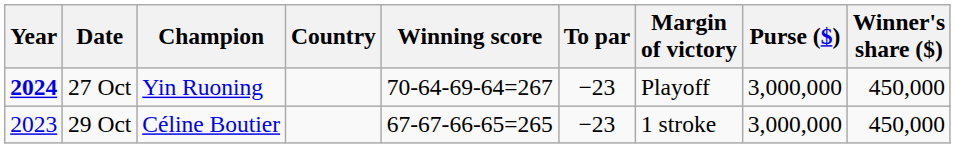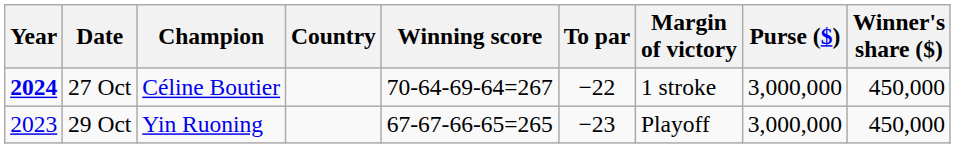(203, 86) Yin Ruoning -> (211, 86) Céline Boutier
(597, 86) −23 -> (597, 86) −22
(675, 86) Playoff -> (679, 86) 1 stroke
(211, 124) Céline Boutier -> (203, 124) Yin Ruoning
(679, 124) 1 stroke -> (675, 124) Playoff
